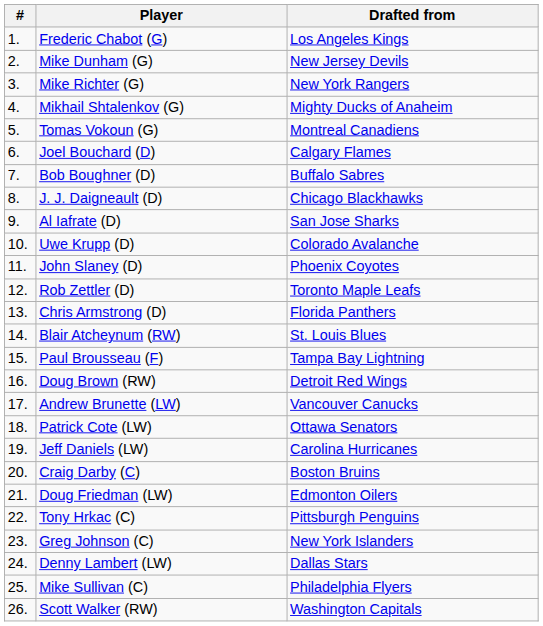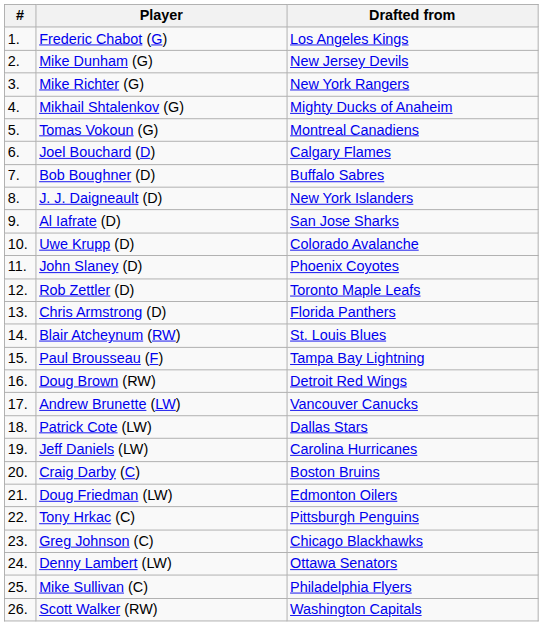(356, 198) Chicago Blackhawks -> (352, 198) New York Islanders
(344, 426) Ottawa Senators -> (329, 426) Dallas Stars
(352, 541) New York Islanders -> (356, 541) Chicago Blackhawks
(329, 564) Dallas Stars -> (344, 564) Ottawa Senators
